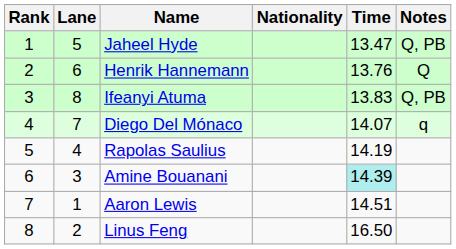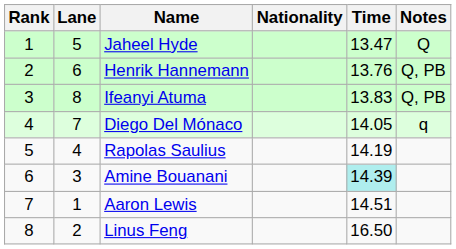(423, 44) Q, PB -> (423, 44) Q
(423, 71) Q -> (423, 71) Q, PB
(371, 124) 14.07 -> (371, 124) 14.05
